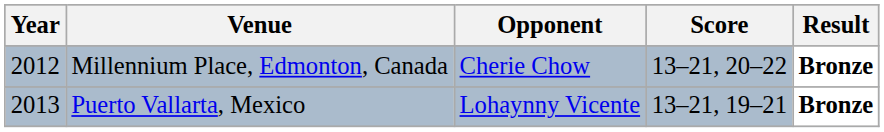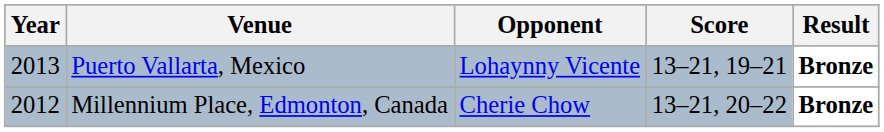rows swapped: (260, 65) <-> (188, 106)
